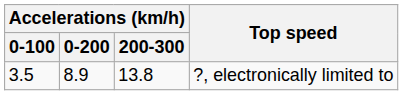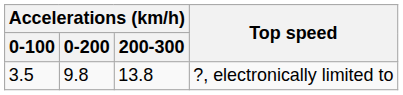(76, 75) 8.9 -> (76, 75) 9.8
